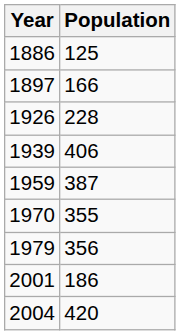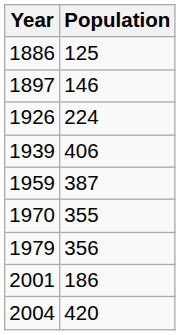(81, 85) 166 -> (81, 85) 146
(81, 118) 228 -> (81, 118) 224
